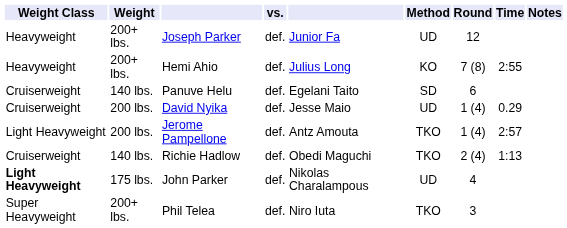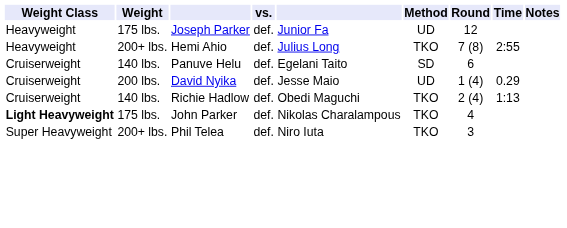(124, 36) 200+ lbs. -> (139, 30) 175 lbs.
(428, 67) KO -> (426, 47) TKO
- row: (194, 132)
(428, 179) UD -> (426, 115) TKO
